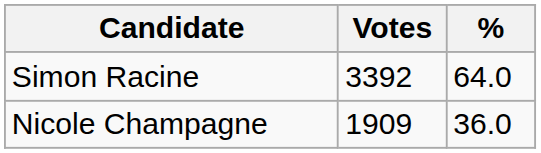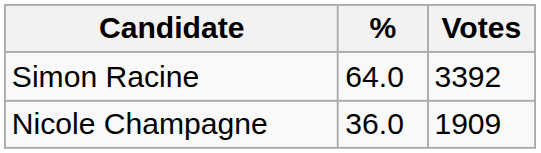columns swapped: (392, 28) <-> (491, 28)
